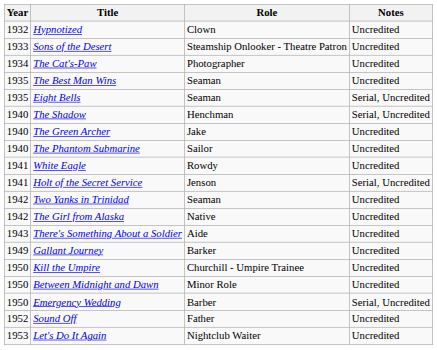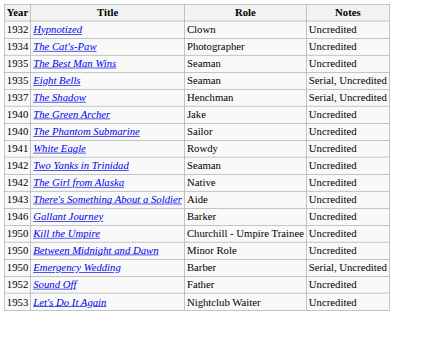- row: (72, 47)
(18, 115) 1940 -> (18, 98) 1937
- row: (88, 183)
(18, 251) 1949 -> (18, 217) 1946
